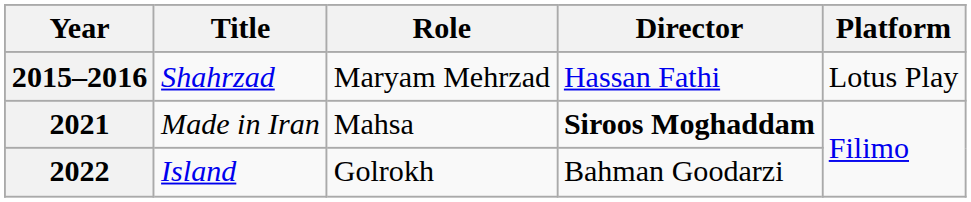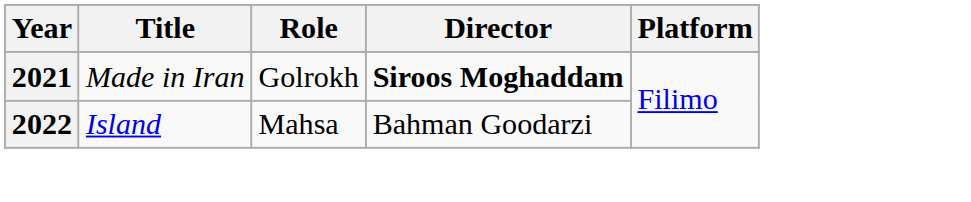- row: (80, 76)
(374, 123) Mahsa -> (309, 76) Golrokh
(384, 171) Golrokh -> (299, 123) Mahsa
